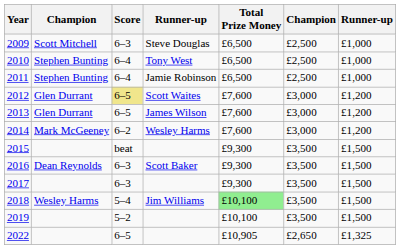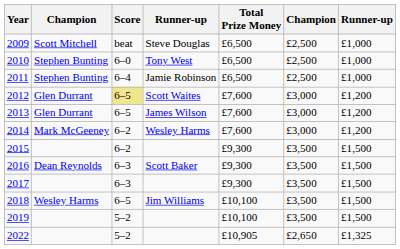(123, 43) 6–3 -> (123, 43) beat
(123, 60) 6–4 -> (123, 60) 6–0
(123, 148) beat -> (123, 148) 6–2
(123, 200) 5–4 -> (123, 200) 6–5
(239, 200) lightgreen background -> (239, 200) no background
(123, 235) 6–5 -> (123, 235) 5–2
